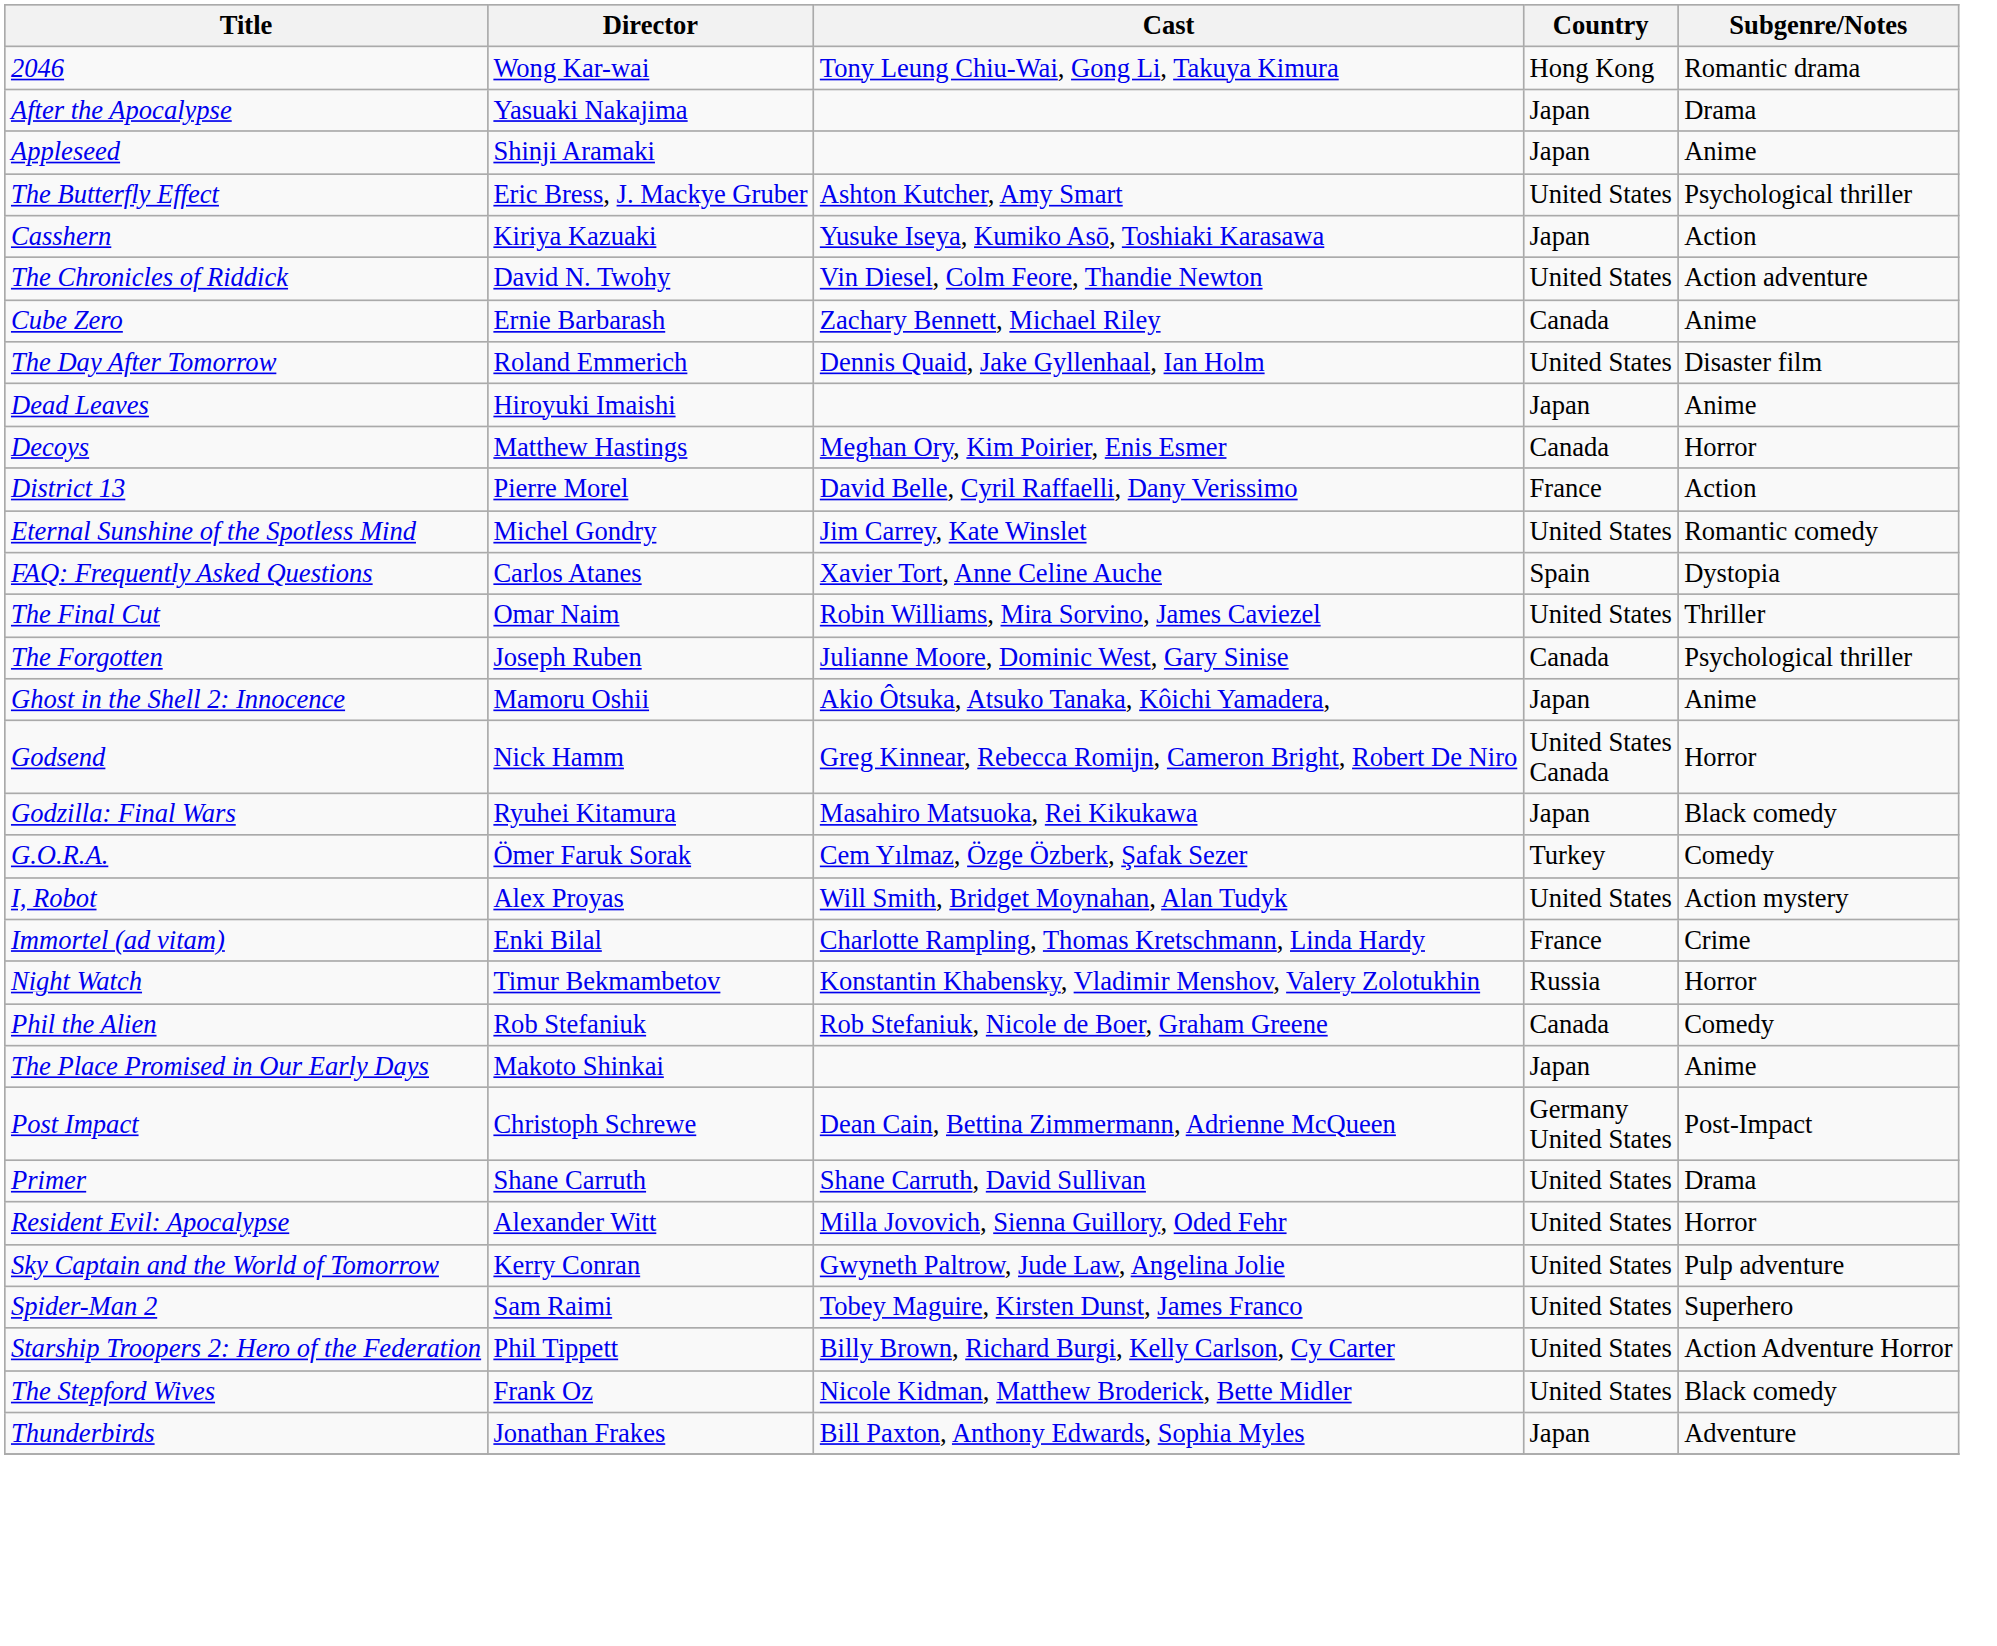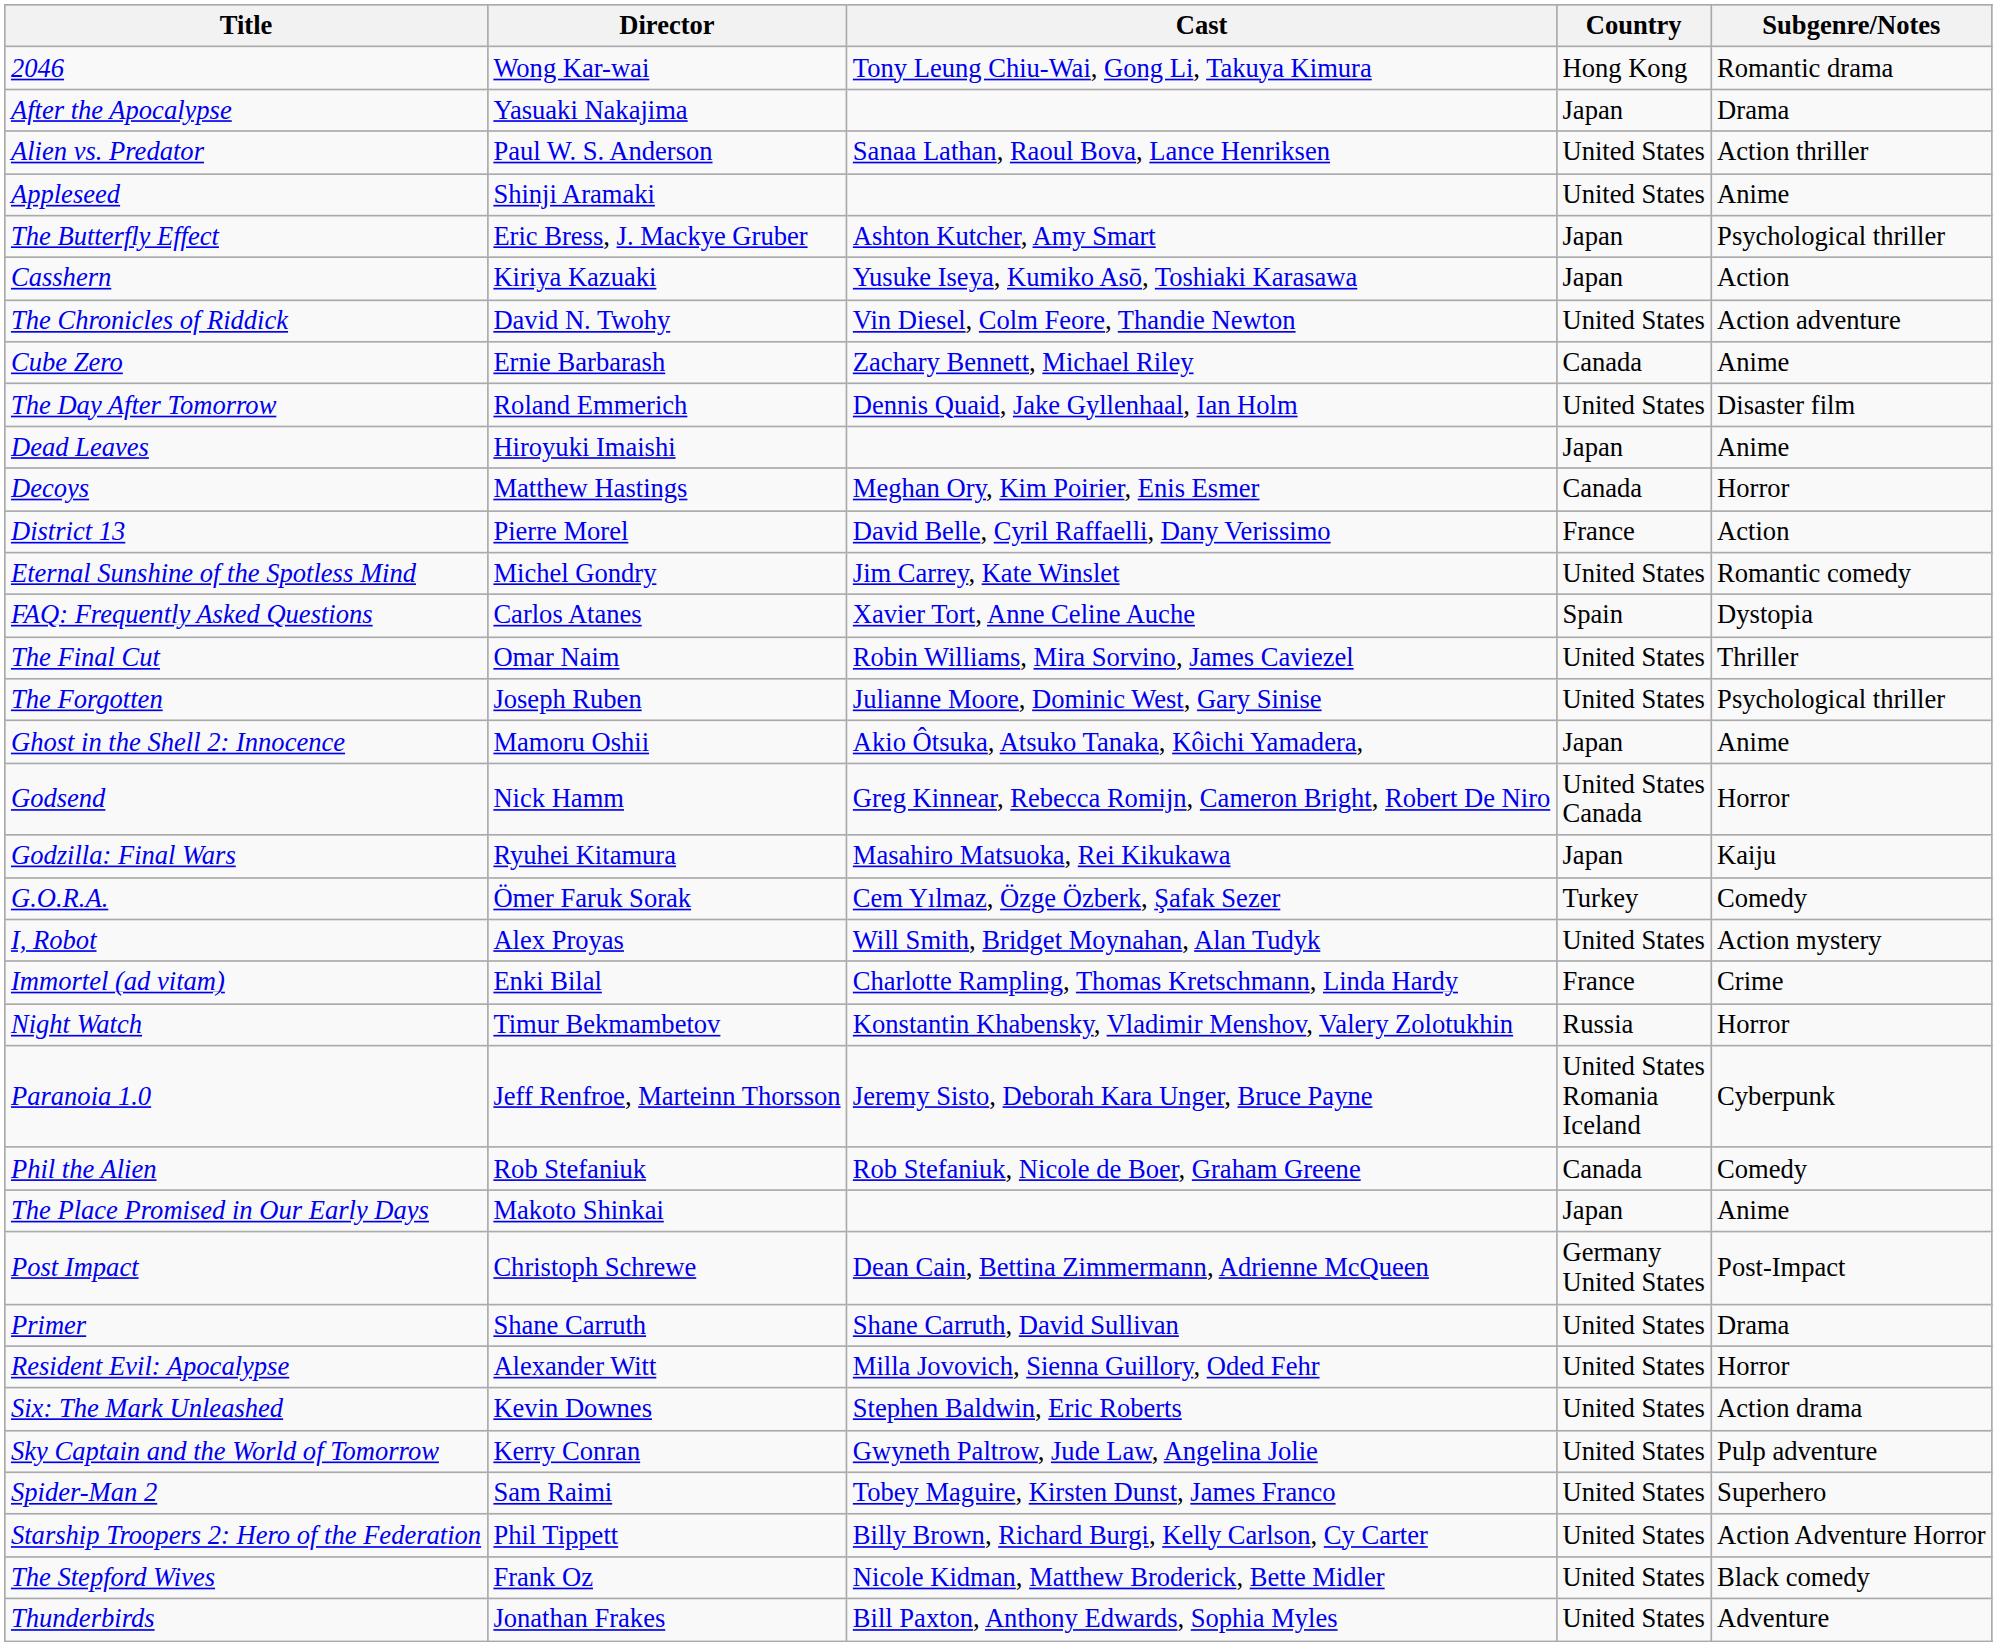+ row: (107, 151)
(1560, 151) Japan -> (1634, 194) United States
(1601, 194) United States -> (1593, 236) Japan
(1569, 657) Canada -> (1634, 699) United States
(1760, 813) Black comedy -> (1747, 855) Kaiju
+ row: (81, 1096)
+ row: (147, 1408)
(1560, 1433) Japan -> (1634, 1619) United States
